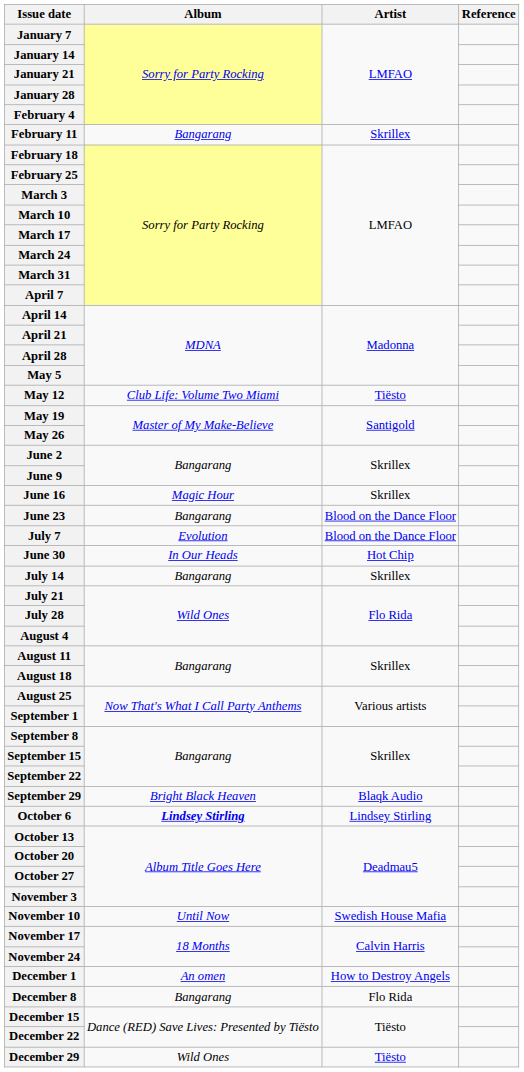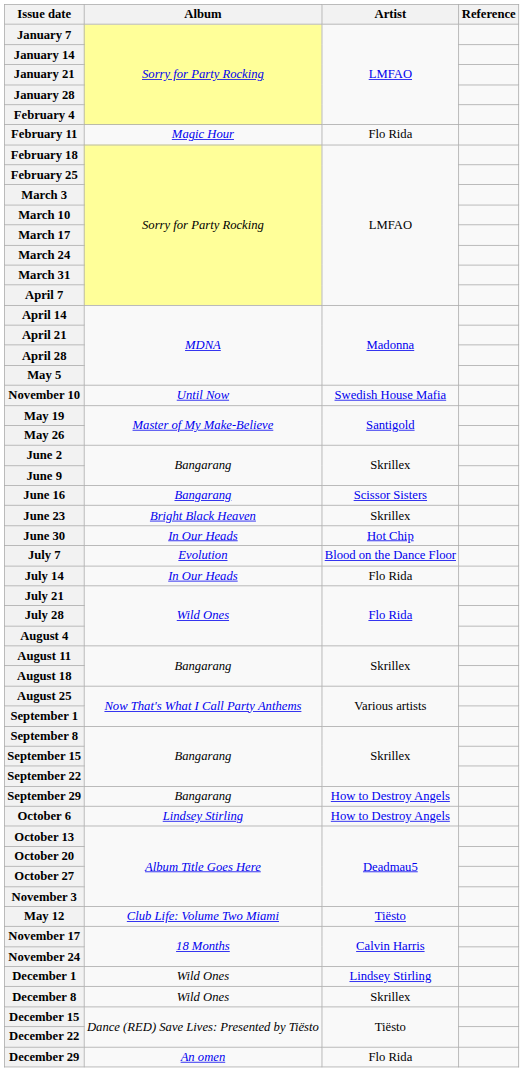(203, 134) Bangarang -> (203, 134) Magic Hour
(390, 134) Skrillex -> (390, 134) Flo Rida
rows swapped: (44, 395) <-> (44, 916)
(203, 495) Magic Hour -> (203, 495) Bangarang
(390, 495) Skrillex -> (390, 495) Scissor Sisters
(203, 515) Bangarang -> (203, 515) Bright Black Heaven
(390, 515) Blood on the Dance Floor -> (390, 515) Skrillex
rows swapped: (44, 555) <-> (44, 535)
(203, 575) Bangarang -> (203, 575) In Our Heads
(390, 575) Skrillex -> (390, 575) Flo Rida
(203, 796) Bright Black Heaven -> (203, 796) Bangarang
(390, 796) Blaqk Audio -> (390, 796) How to Destroy Angels
(203, 816) bold -> (203, 816) normal
(390, 816) Lindsey Stirling -> (390, 816) How to Destroy Angels
(203, 976) An omen -> (203, 976) Wild Ones
(390, 976) How to Destroy Angels -> (390, 976) Lindsey Stirling
(203, 996) Bangarang -> (203, 996) Wild Ones
(390, 996) Flo Rida -> (390, 996) Skrillex
(203, 1056) Wild Ones -> (203, 1056) An omen
(390, 1056) Tiësto -> (390, 1056) Flo Rida
